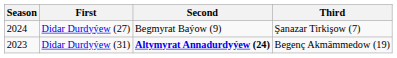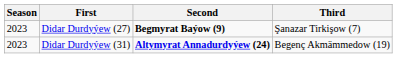(17, 28) 2024 -> (17, 28) 2023
(178, 28) normal -> (180, 28) bold
